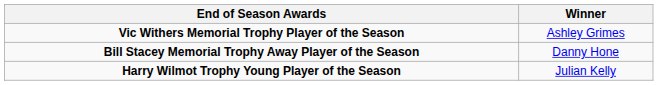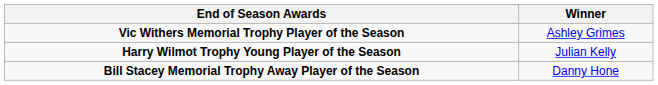rows swapped: (262, 52) <-> (262, 71)
